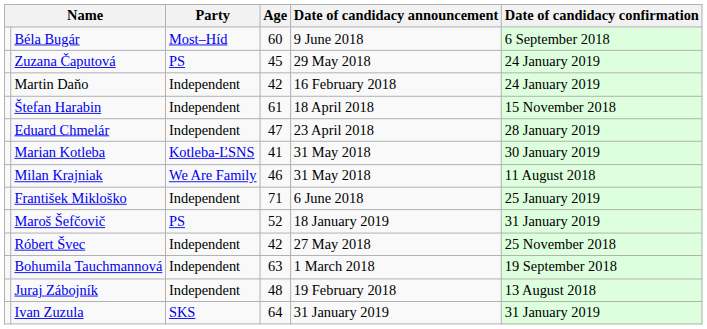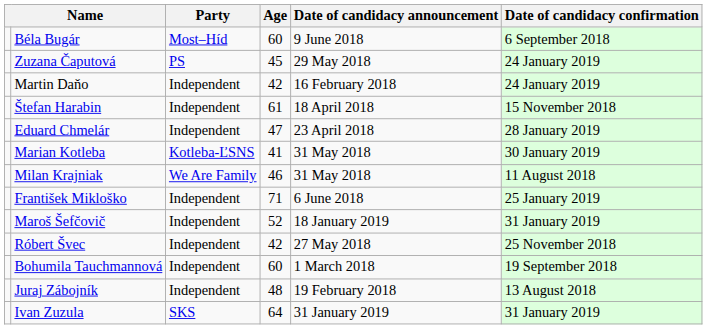(177, 221) PS -> (205, 221) Independent
(275, 267) 63 -> (275, 267) 60
